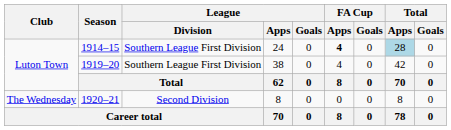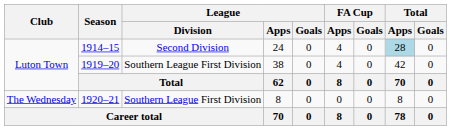(193, 47) Southern League First Division -> (193, 47) Second Division
(339, 47) bold -> (339, 47) normal
(193, 99) Second Division -> (193, 99) Southern League First Division
